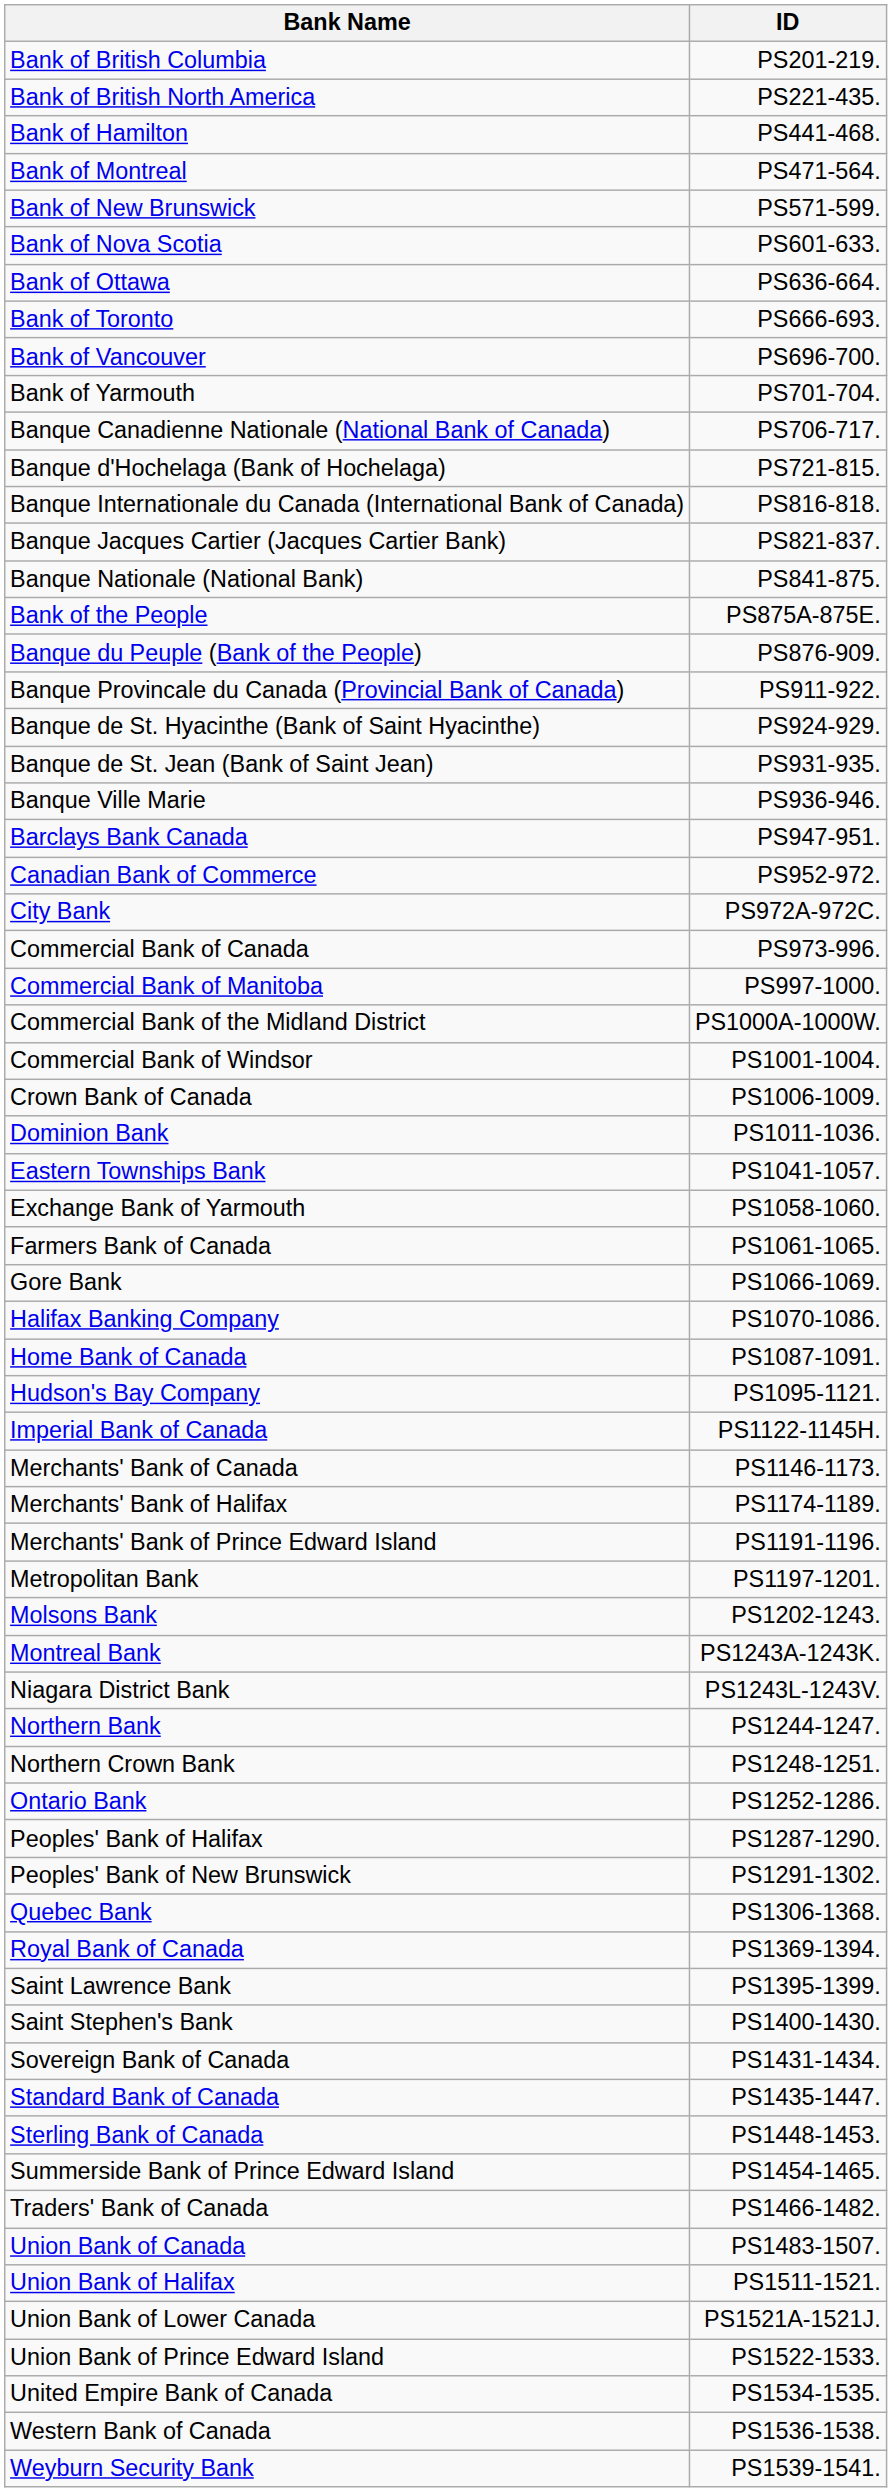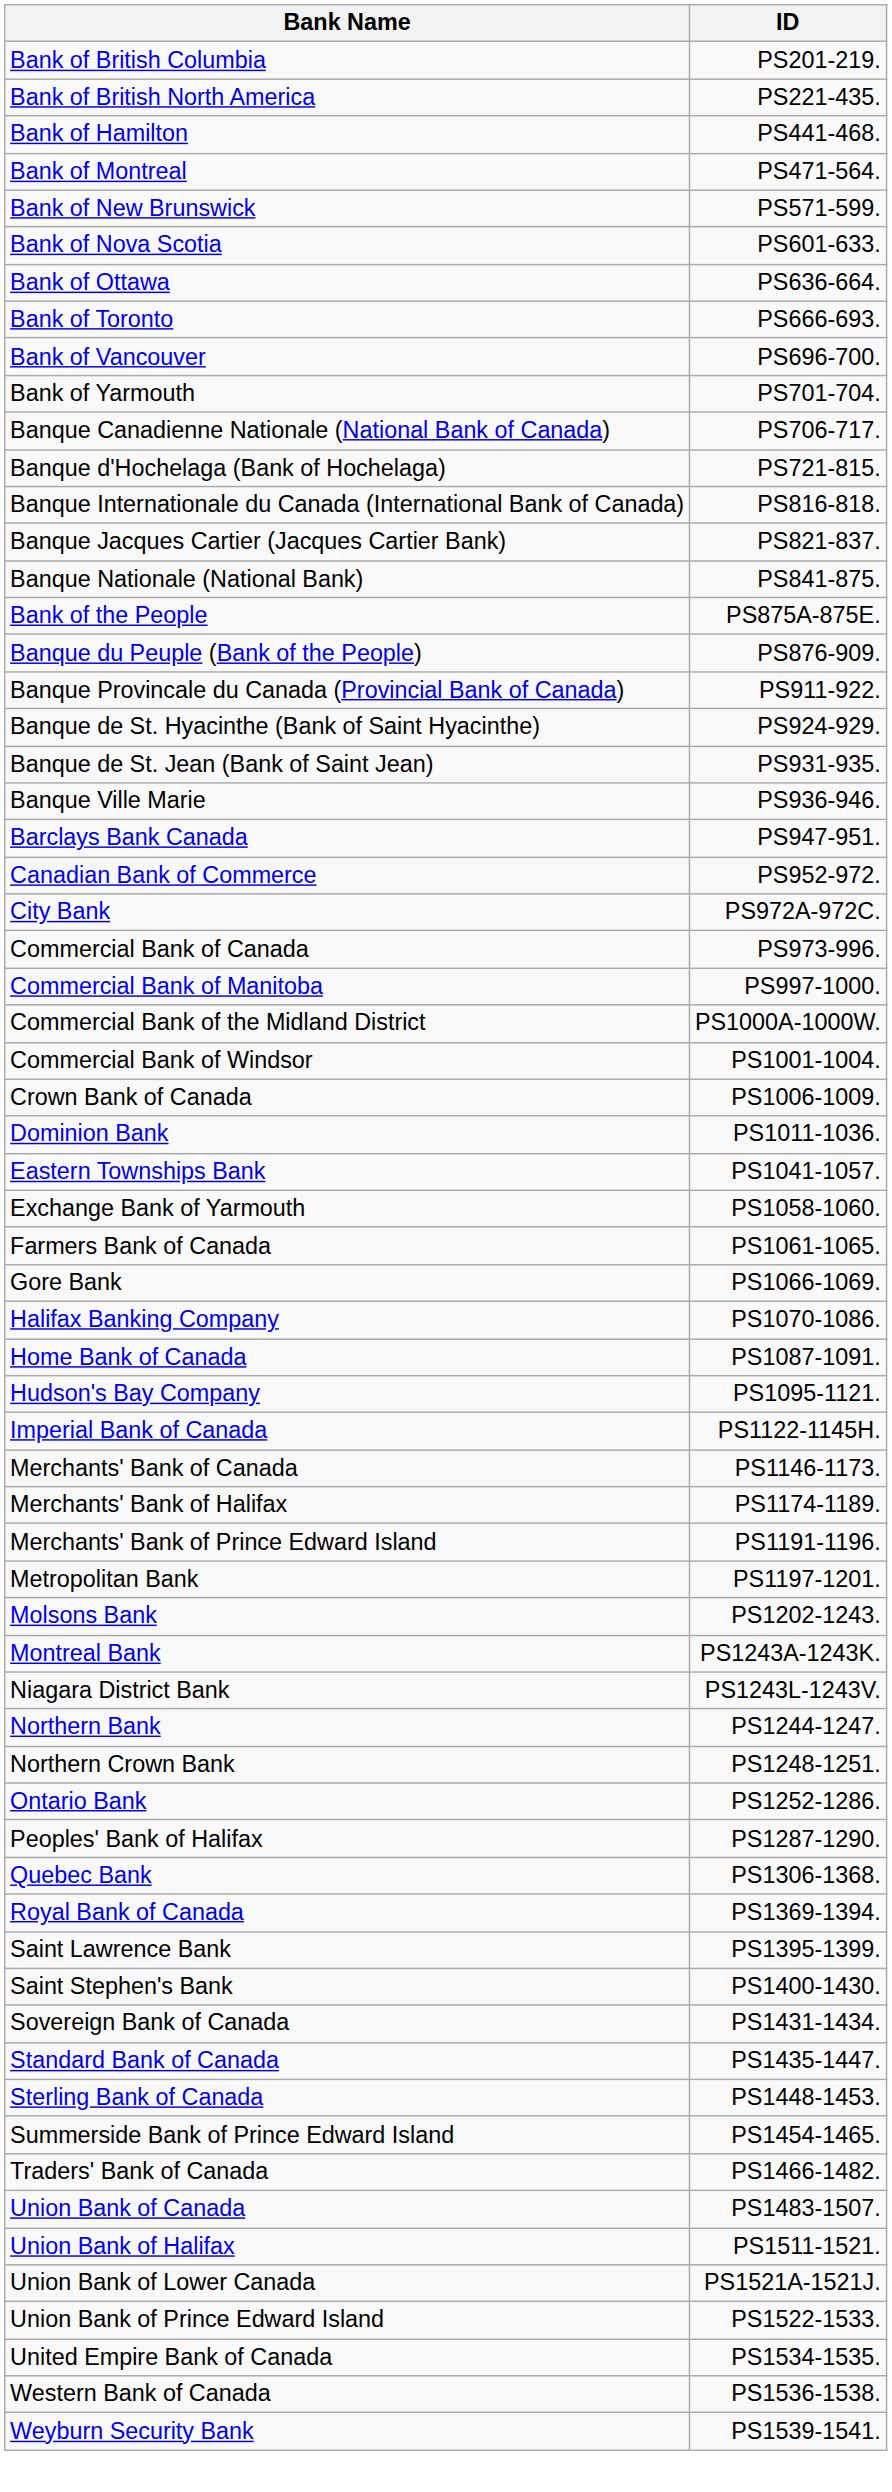- row: (180, 1875)
